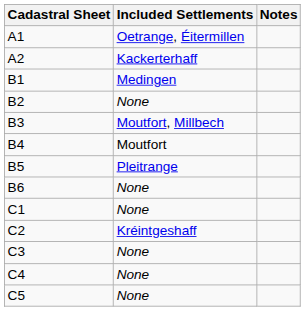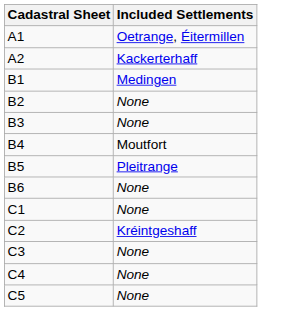- column: (279, 15)
(170, 123) Moutfort, Millbech -> (133, 123) None
